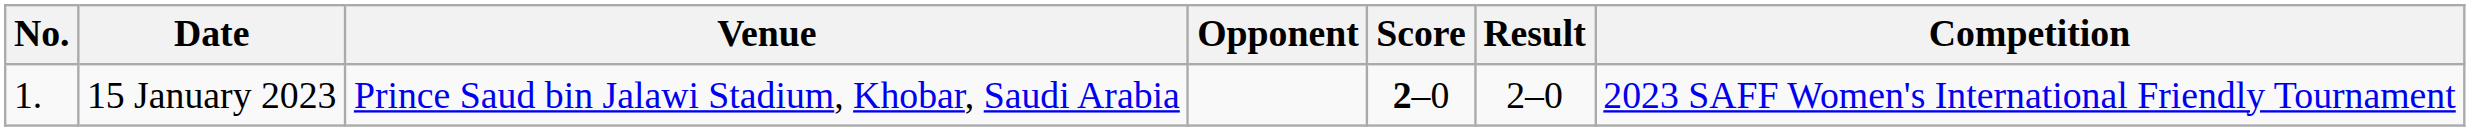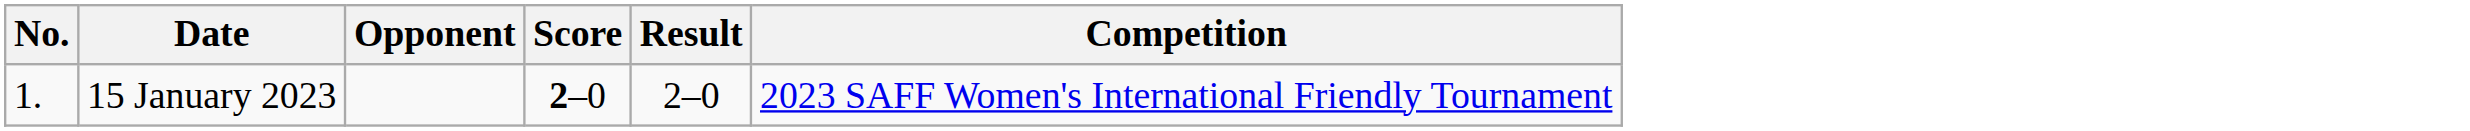- column: (767, 34)
